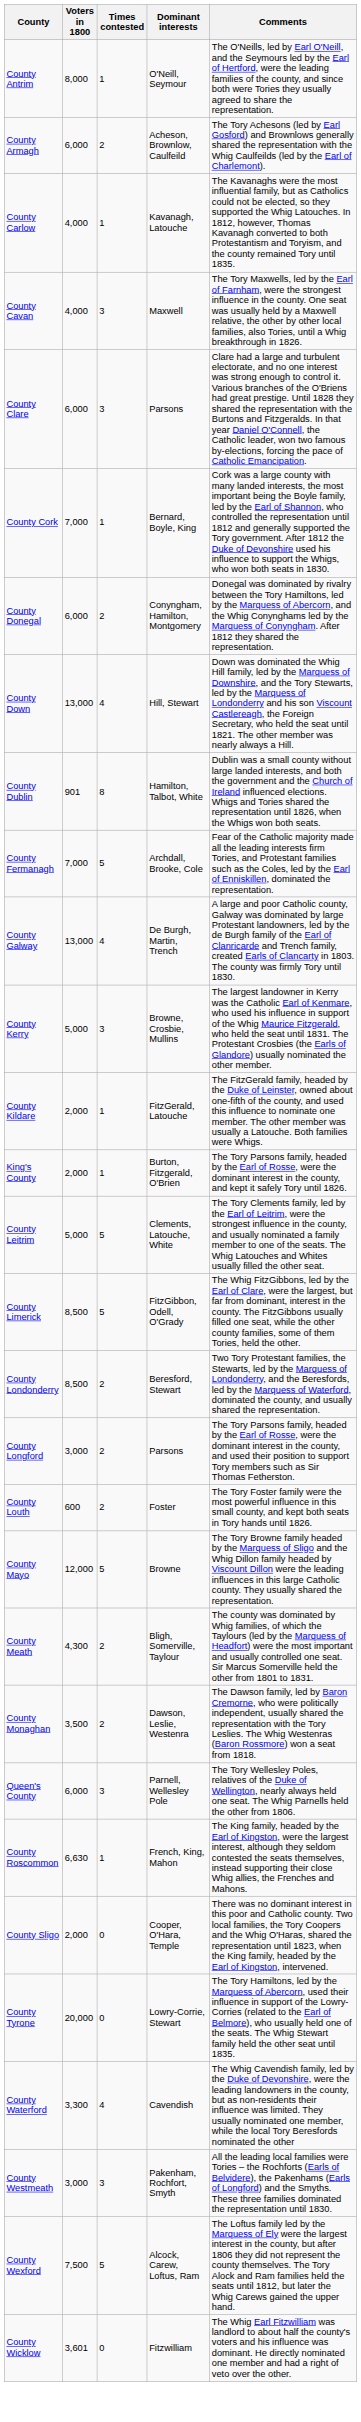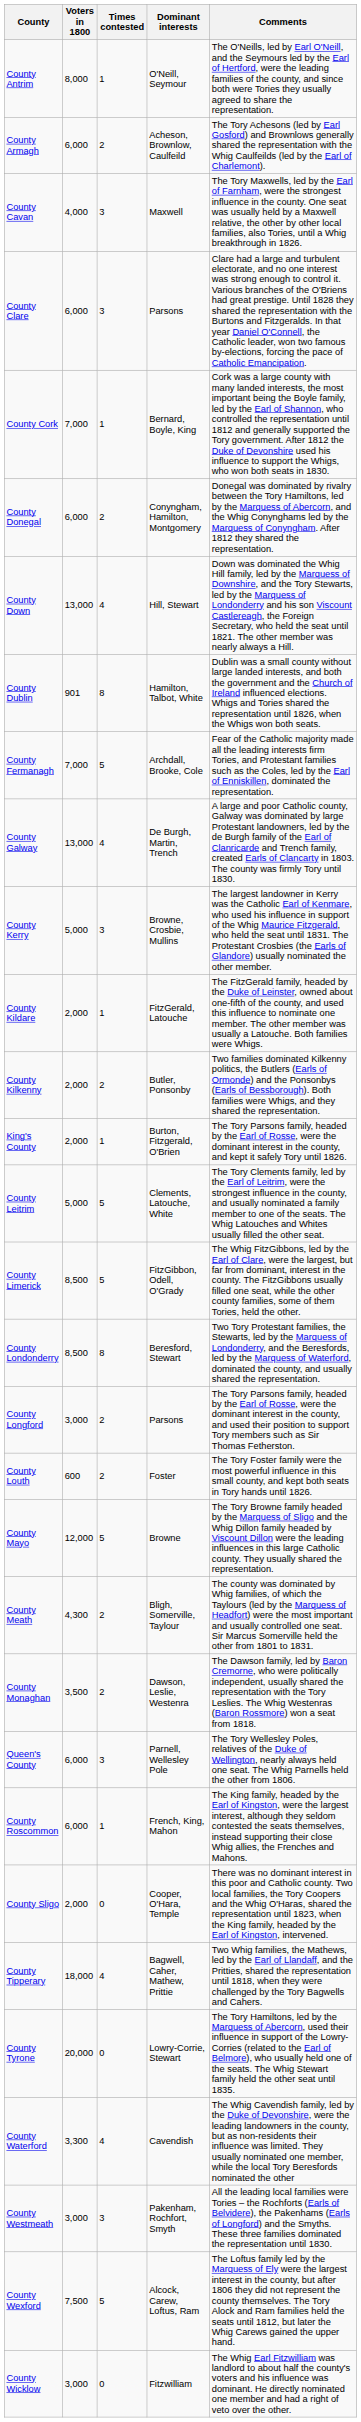- row: (21, 223)
+ row: (24, 1085)
(102, 1384) 2 -> (102, 1353) 8
(76, 1857) 6,630 -> (76, 1826) 6,000
+ row: (26, 1976)
(76, 2348) 3,601 -> (76, 2383) 3,000
